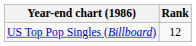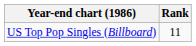(175, 32) 12 -> (175, 32) 11
